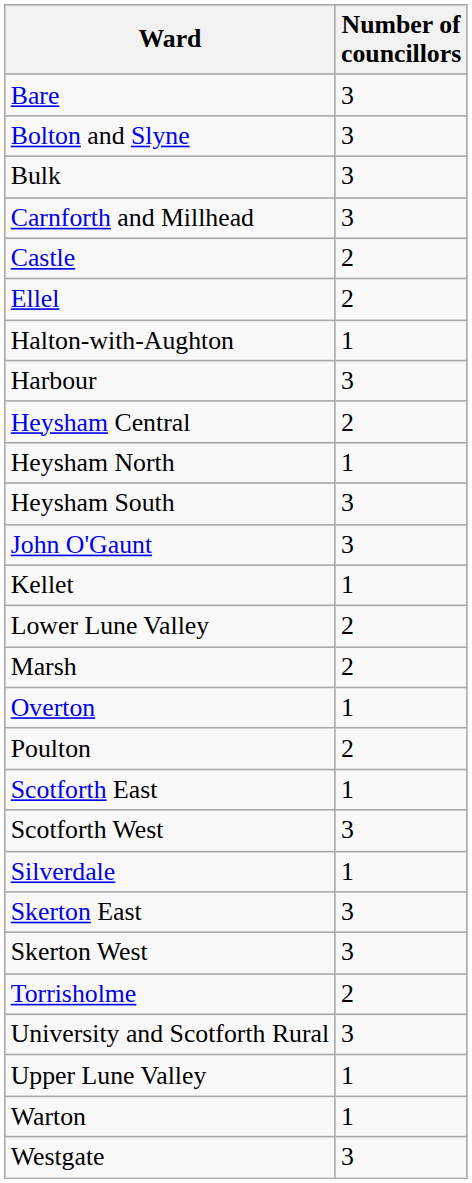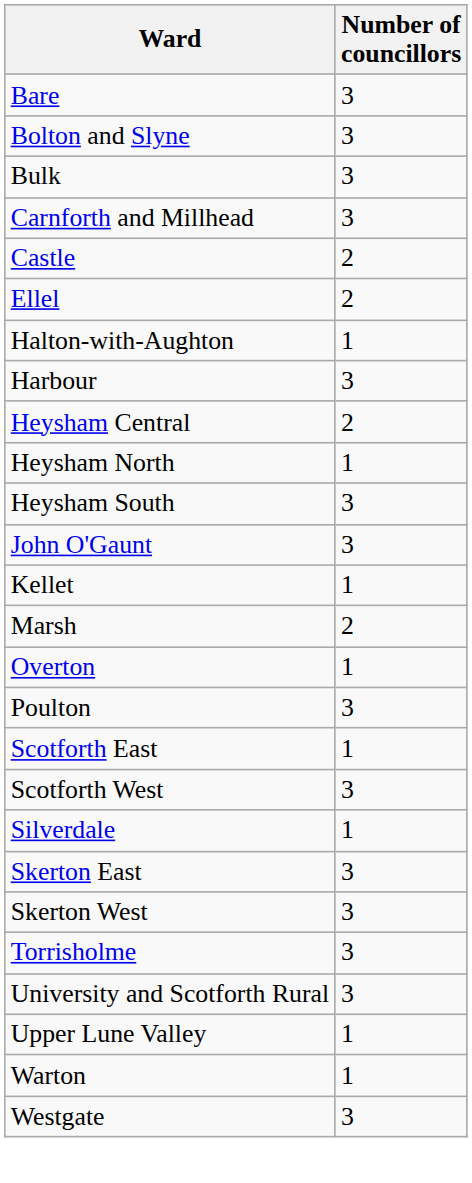- row: (110, 625)
(347, 748) 2 -> (347, 707) 3
(347, 993) 2 -> (347, 952) 3
